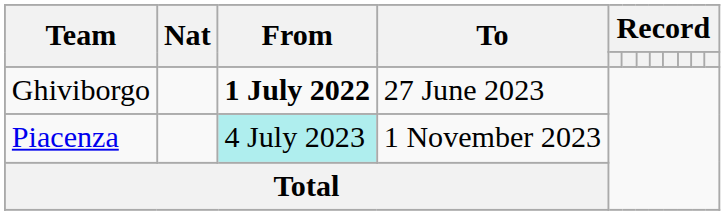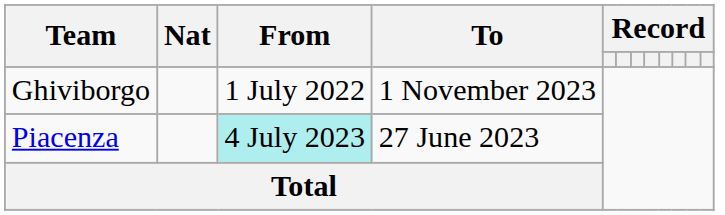(297, 89) bold -> (295, 89) normal
(464, 89) 27 June 2023 -> (487, 89) 1 November 2023
(492, 137) 1 November 2023 -> (459, 137) 27 June 2023
